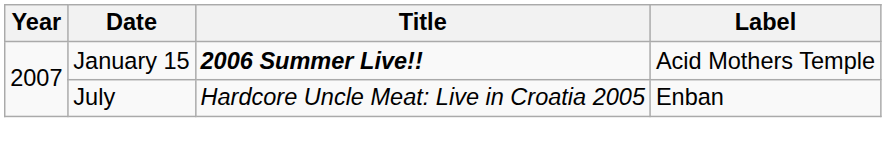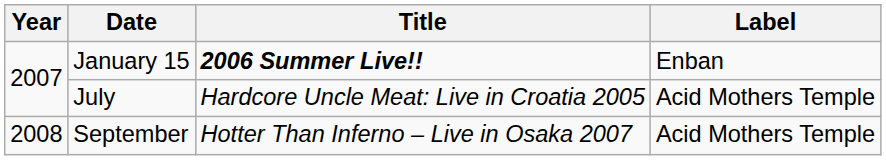(765, 60) Acid Mothers Temple -> (690, 60) Enban
(690, 97) Enban -> (765, 97) Acid Mothers Temple
+ row: (131, 135)
